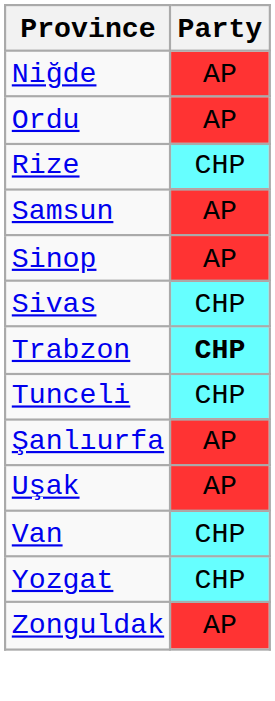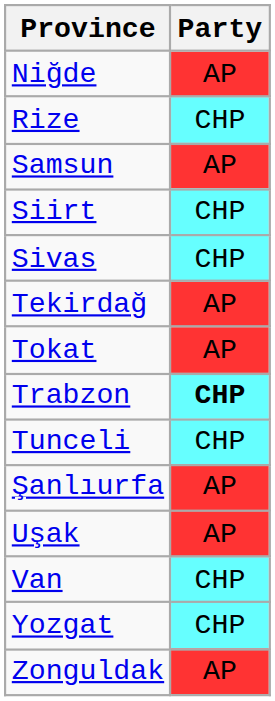- row: (46, 120)
+ row: (54, 212)
- row: (54, 258)
+ row: (80, 304)
+ row: (54, 350)
